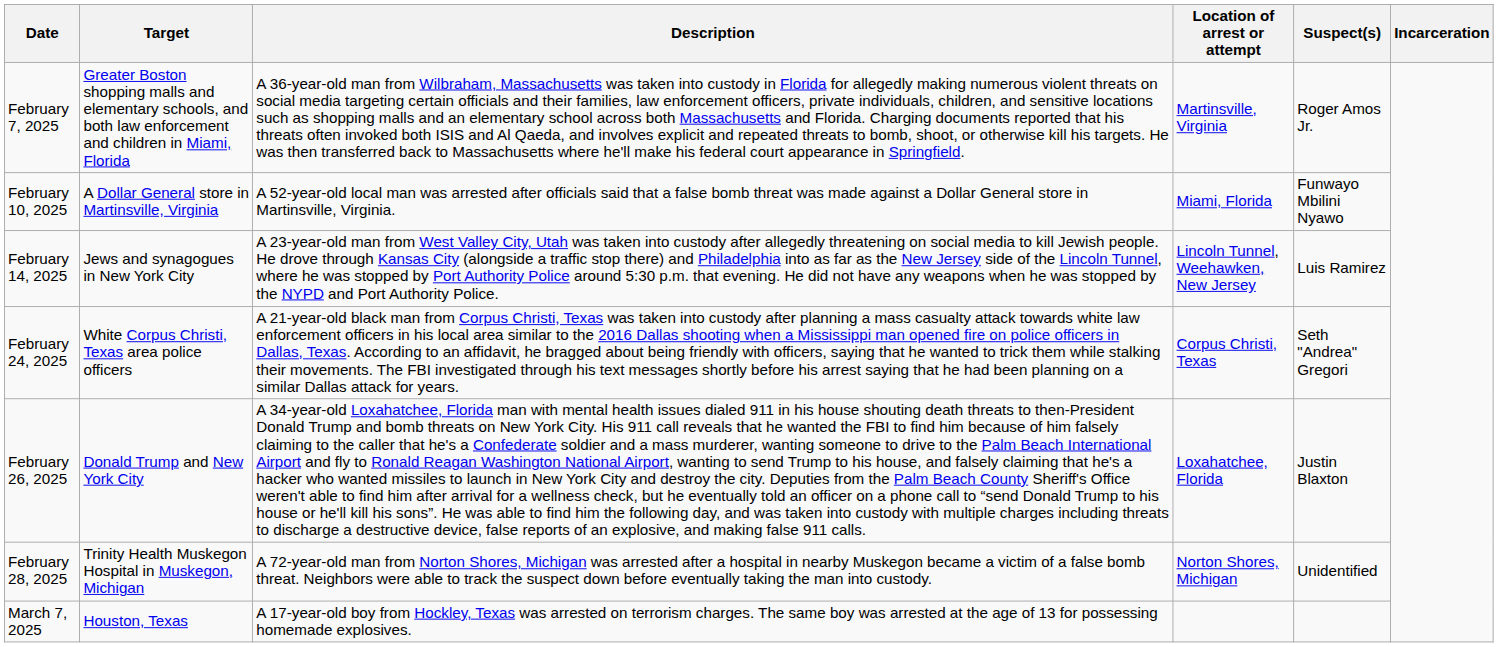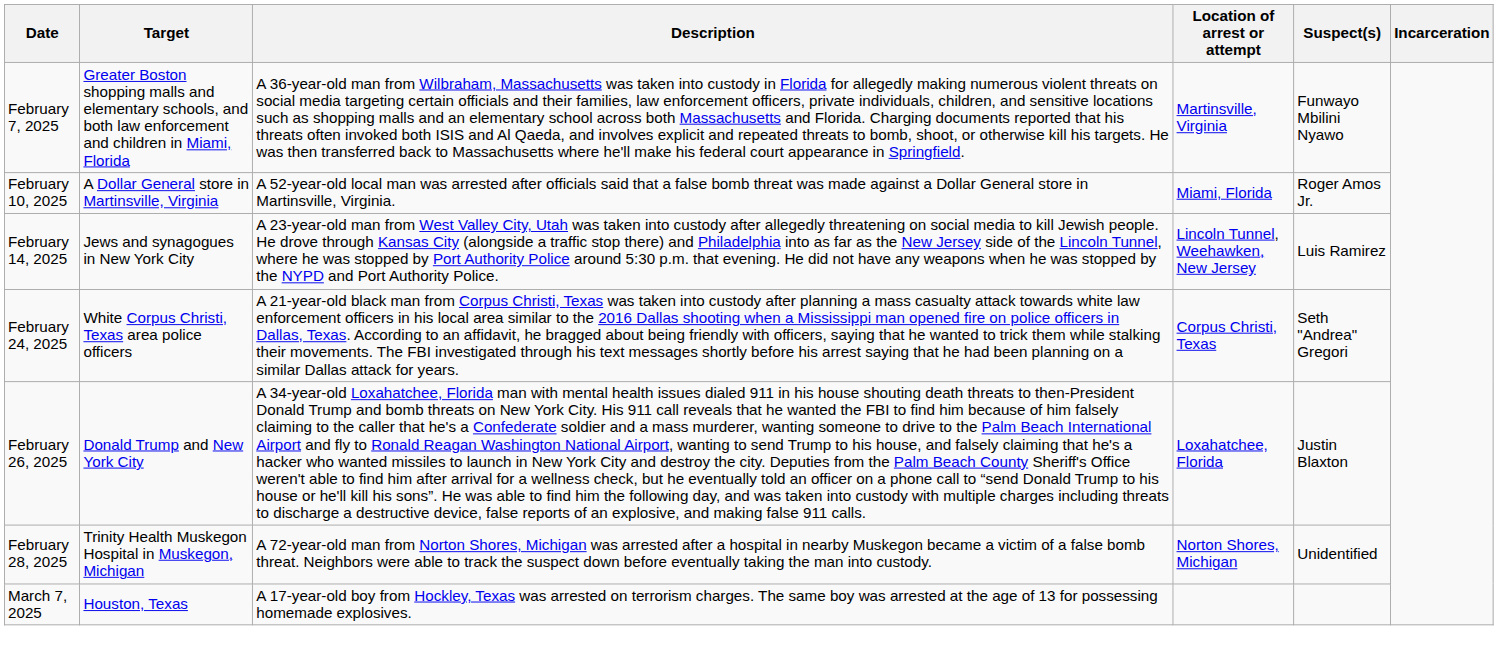(1339, 117) Roger Amos Jr. -> (1328, 117) Funwayo Mbilini Nyawo
(1328, 201) Funwayo Mbilini Nyawo -> (1339, 193) Roger Amos Jr.
